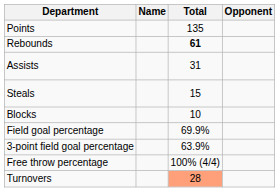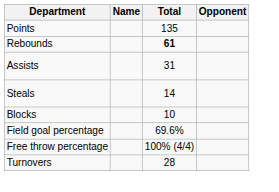(195, 93) 15 -> (169, 93) 14
(195, 131) 69.9% -> (169, 131) 69.6%
- row: (70, 147)
(195, 179) lightsalmon background -> (169, 163) no background
